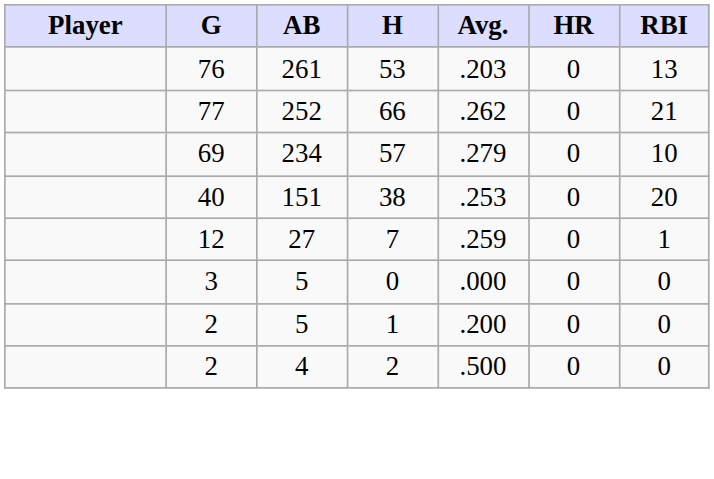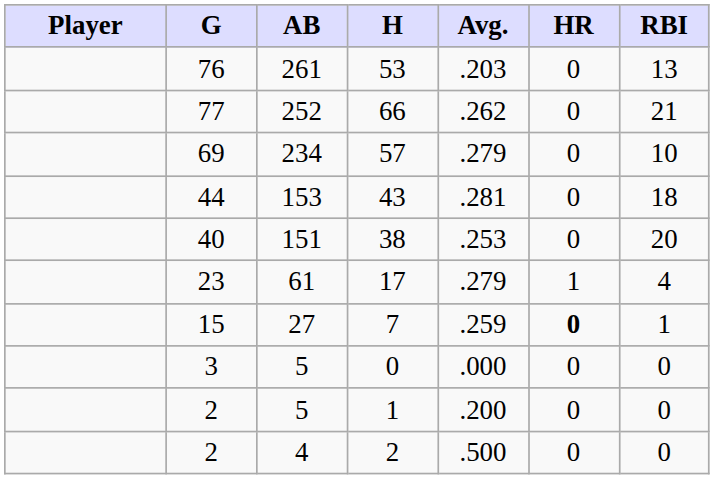+ row: (392, 196)
+ row: (392, 281)
(211, 238) 12 -> (211, 324) 15
(574, 238) normal -> (574, 324) bold
